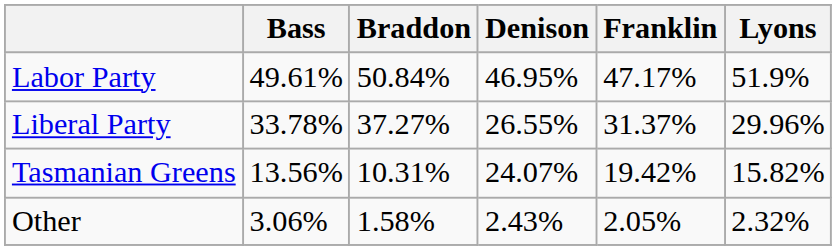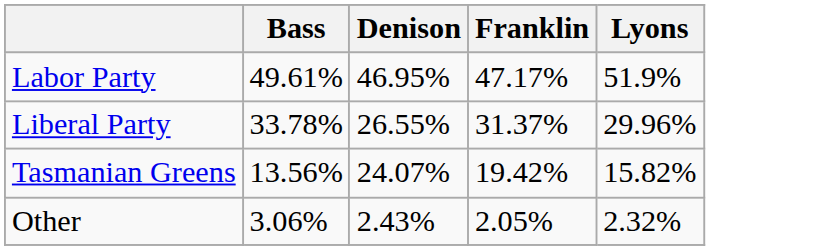- column: (414, 28)
